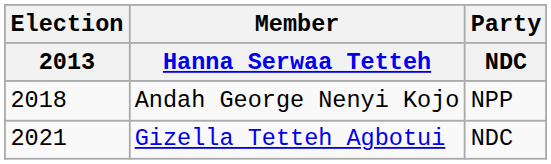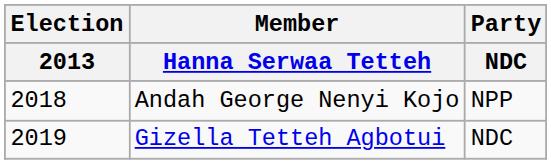(39, 139) 2021 -> (39, 139) 2019
